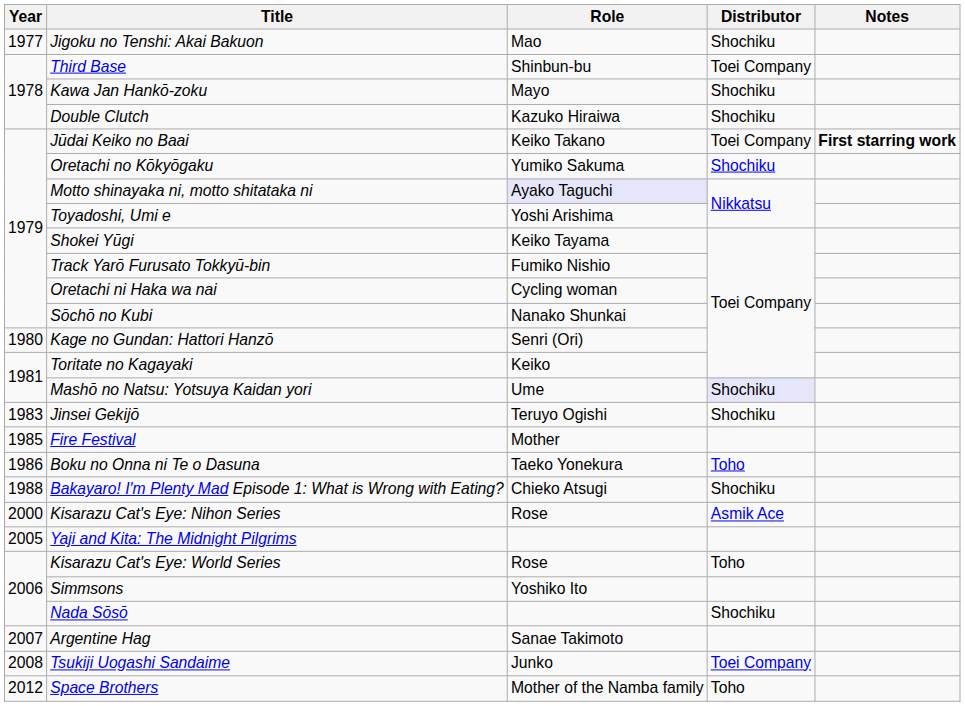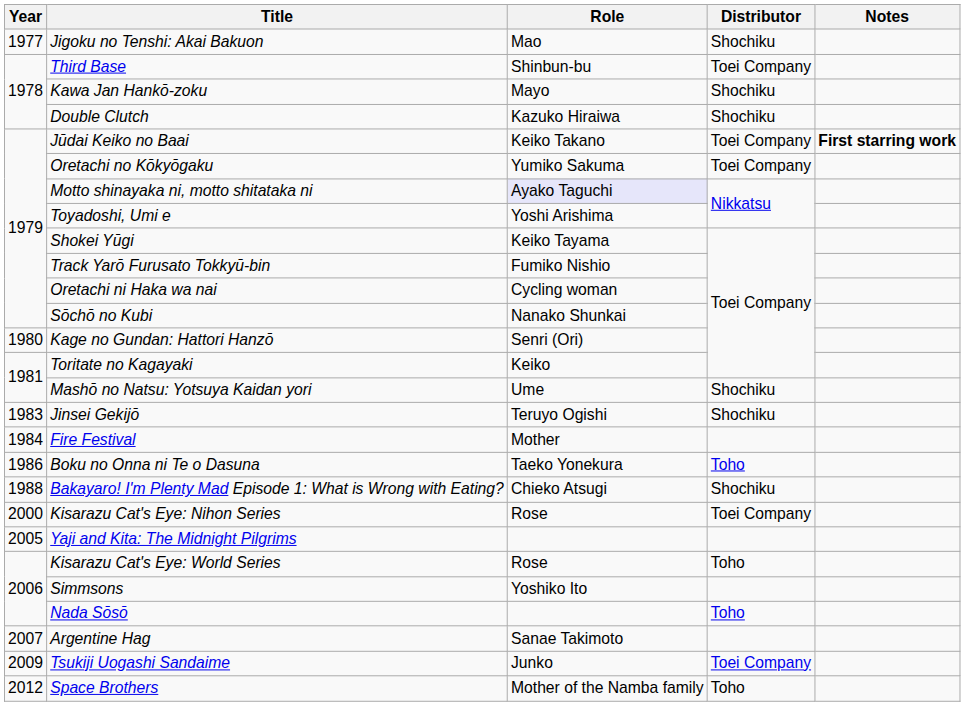(743, 166) Shochiku -> (761, 166) Toei Company
(743, 389) lavender background -> (743, 389) no background
(26, 439) 1985 -> (26, 439) 1984
(747, 514) Asmik Ace -> (761, 514) Toei Company
(743, 613) Shochiku -> (728, 613) Toho
(26, 663) 2008 -> (26, 663) 2009
